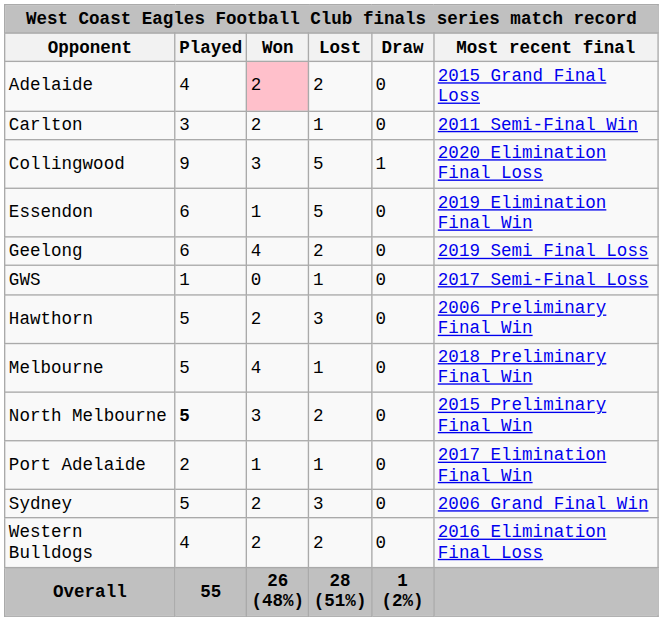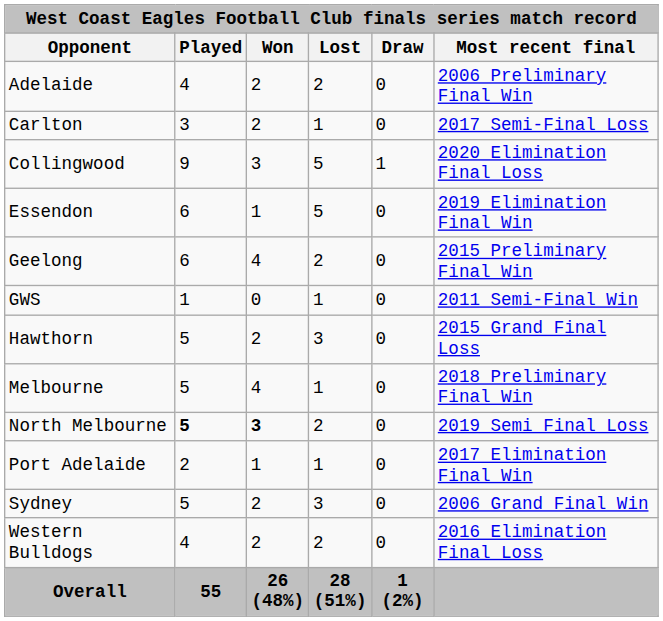(256, 86) pink background -> (256, 86) no background
(522, 86) 2015 Grand Final Loss -> (522, 86) 2006 Preliminary Final Win
(538, 125) 2011 Semi-Final Win -> (543, 125) 2017 Semi-Final Loss
(543, 251) 2019 Semi Final Loss -> (522, 261) 2015 Preliminary Final Win
(543, 280) 2017 Semi-Final Loss -> (538, 300) 2011 Semi-Final Win
(522, 319) 2006 Preliminary Final Win -> (522, 339) 2015 Grand Final Loss
(256, 416) normal -> (256, 427) bold
(522, 416) 2015 Preliminary Final Win -> (543, 427) 2019 Semi Final Loss
